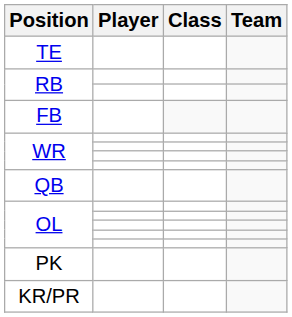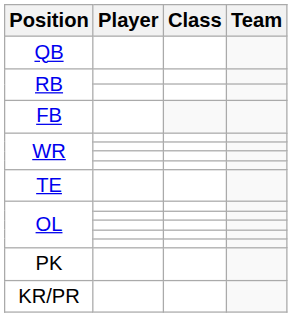rows swapped: (49, 185) <-> (49, 52)
